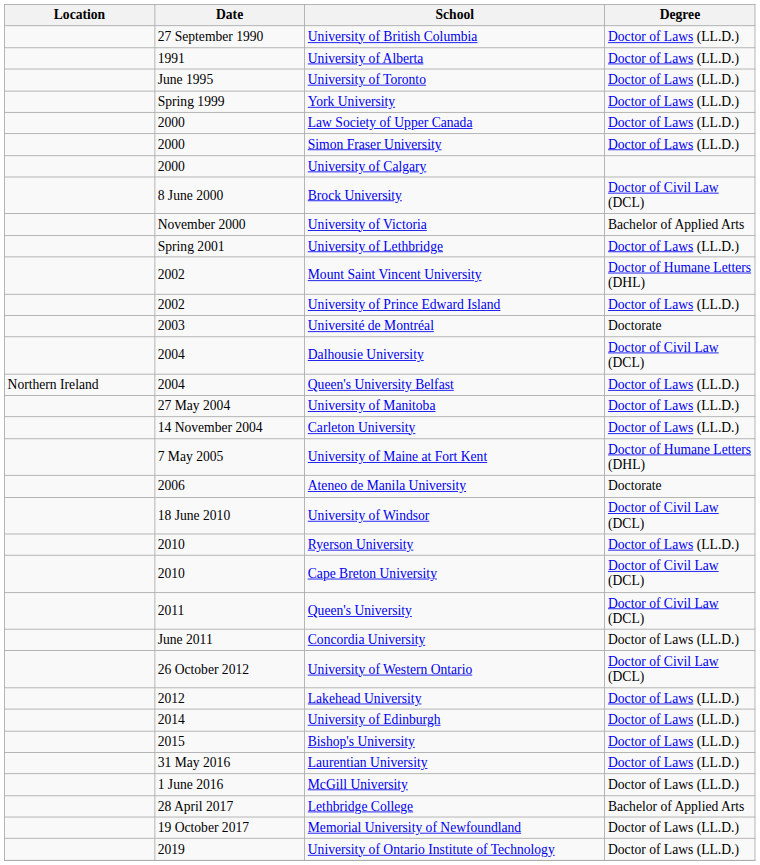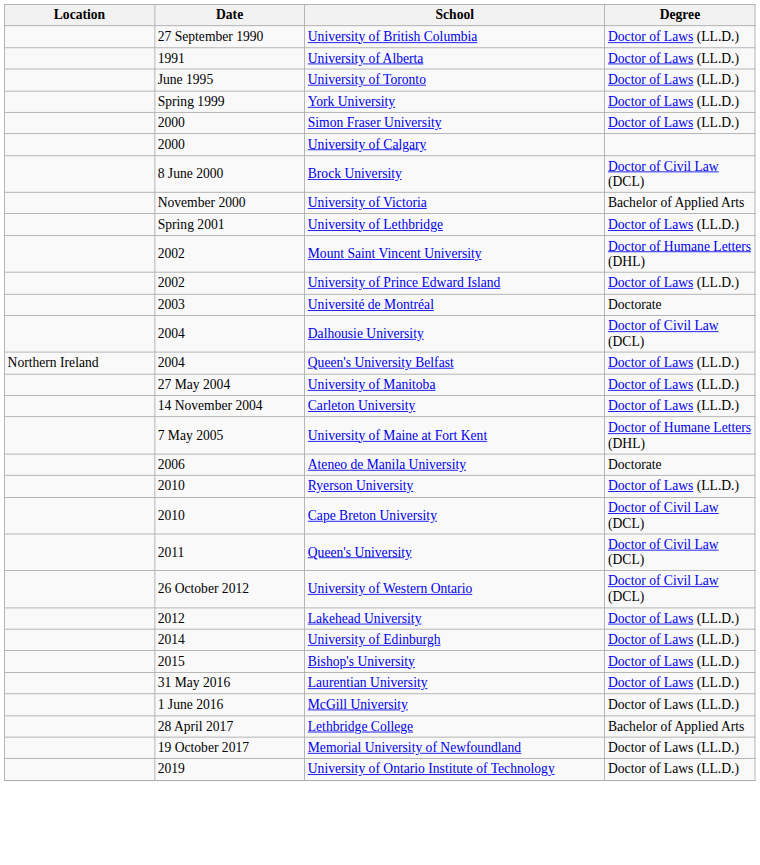- row: (390, 123)
- row: (369, 515)
- row: (367, 640)
